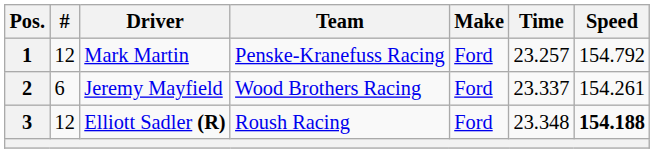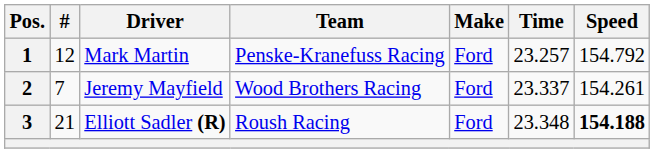(60, 88) 6 -> (60, 88) 7
(65, 122) 12 -> (65, 122) 21
